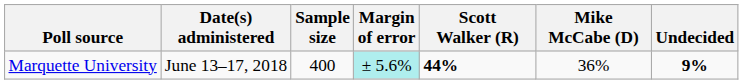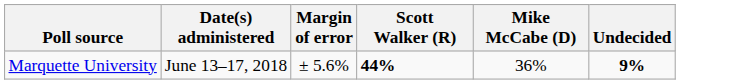- column: (322, 27)
(387, 65) paleturquoise background -> (324, 65) no background
